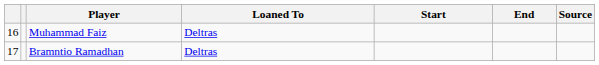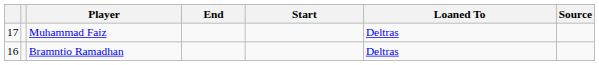columns swapped: (278, 14) <-> (524, 14)
(13, 32) 16 -> (13, 32) 17
(13, 51) 17 -> (13, 51) 16
